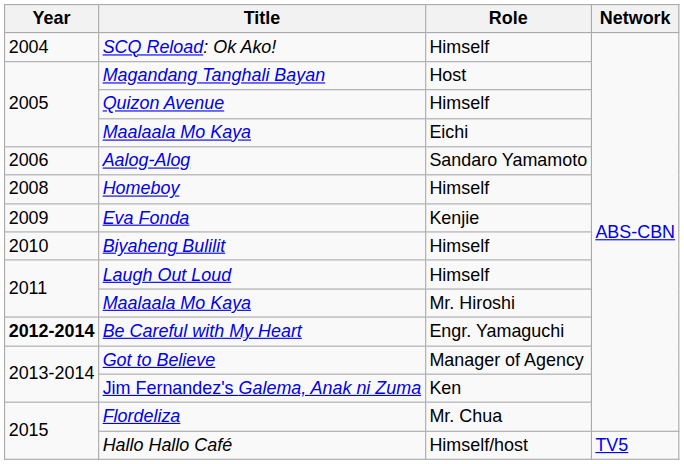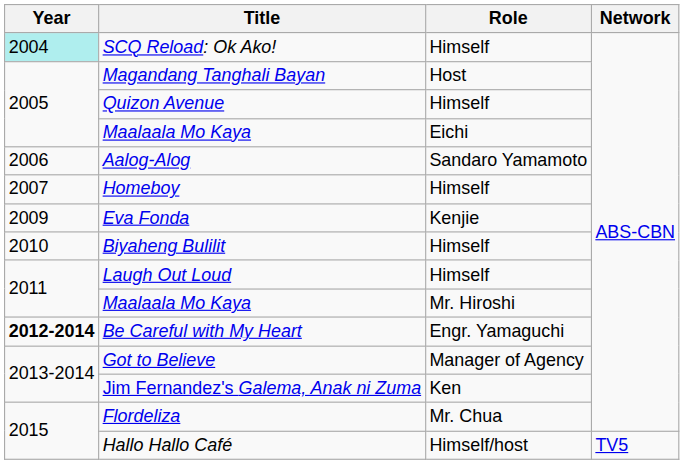(29, 47) no background -> (29, 47) paleturquoise background
(29, 189) 2008 -> (29, 189) 2007
